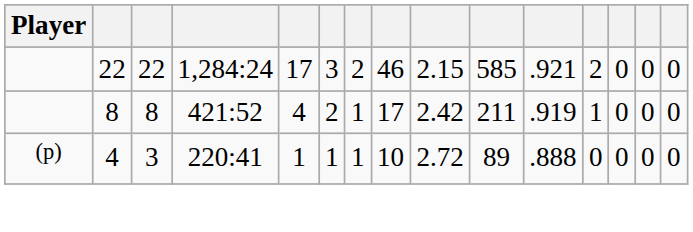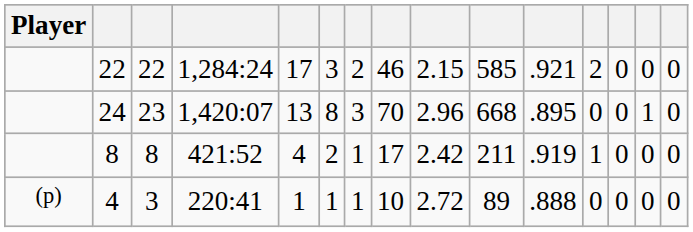+ row: (112, 111)
